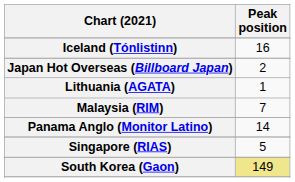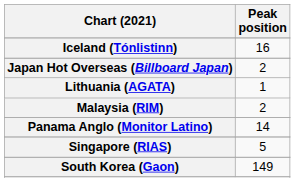(263, 107) 7 -> (263, 107) 2
(263, 166) khaki background -> (263, 166) no background
